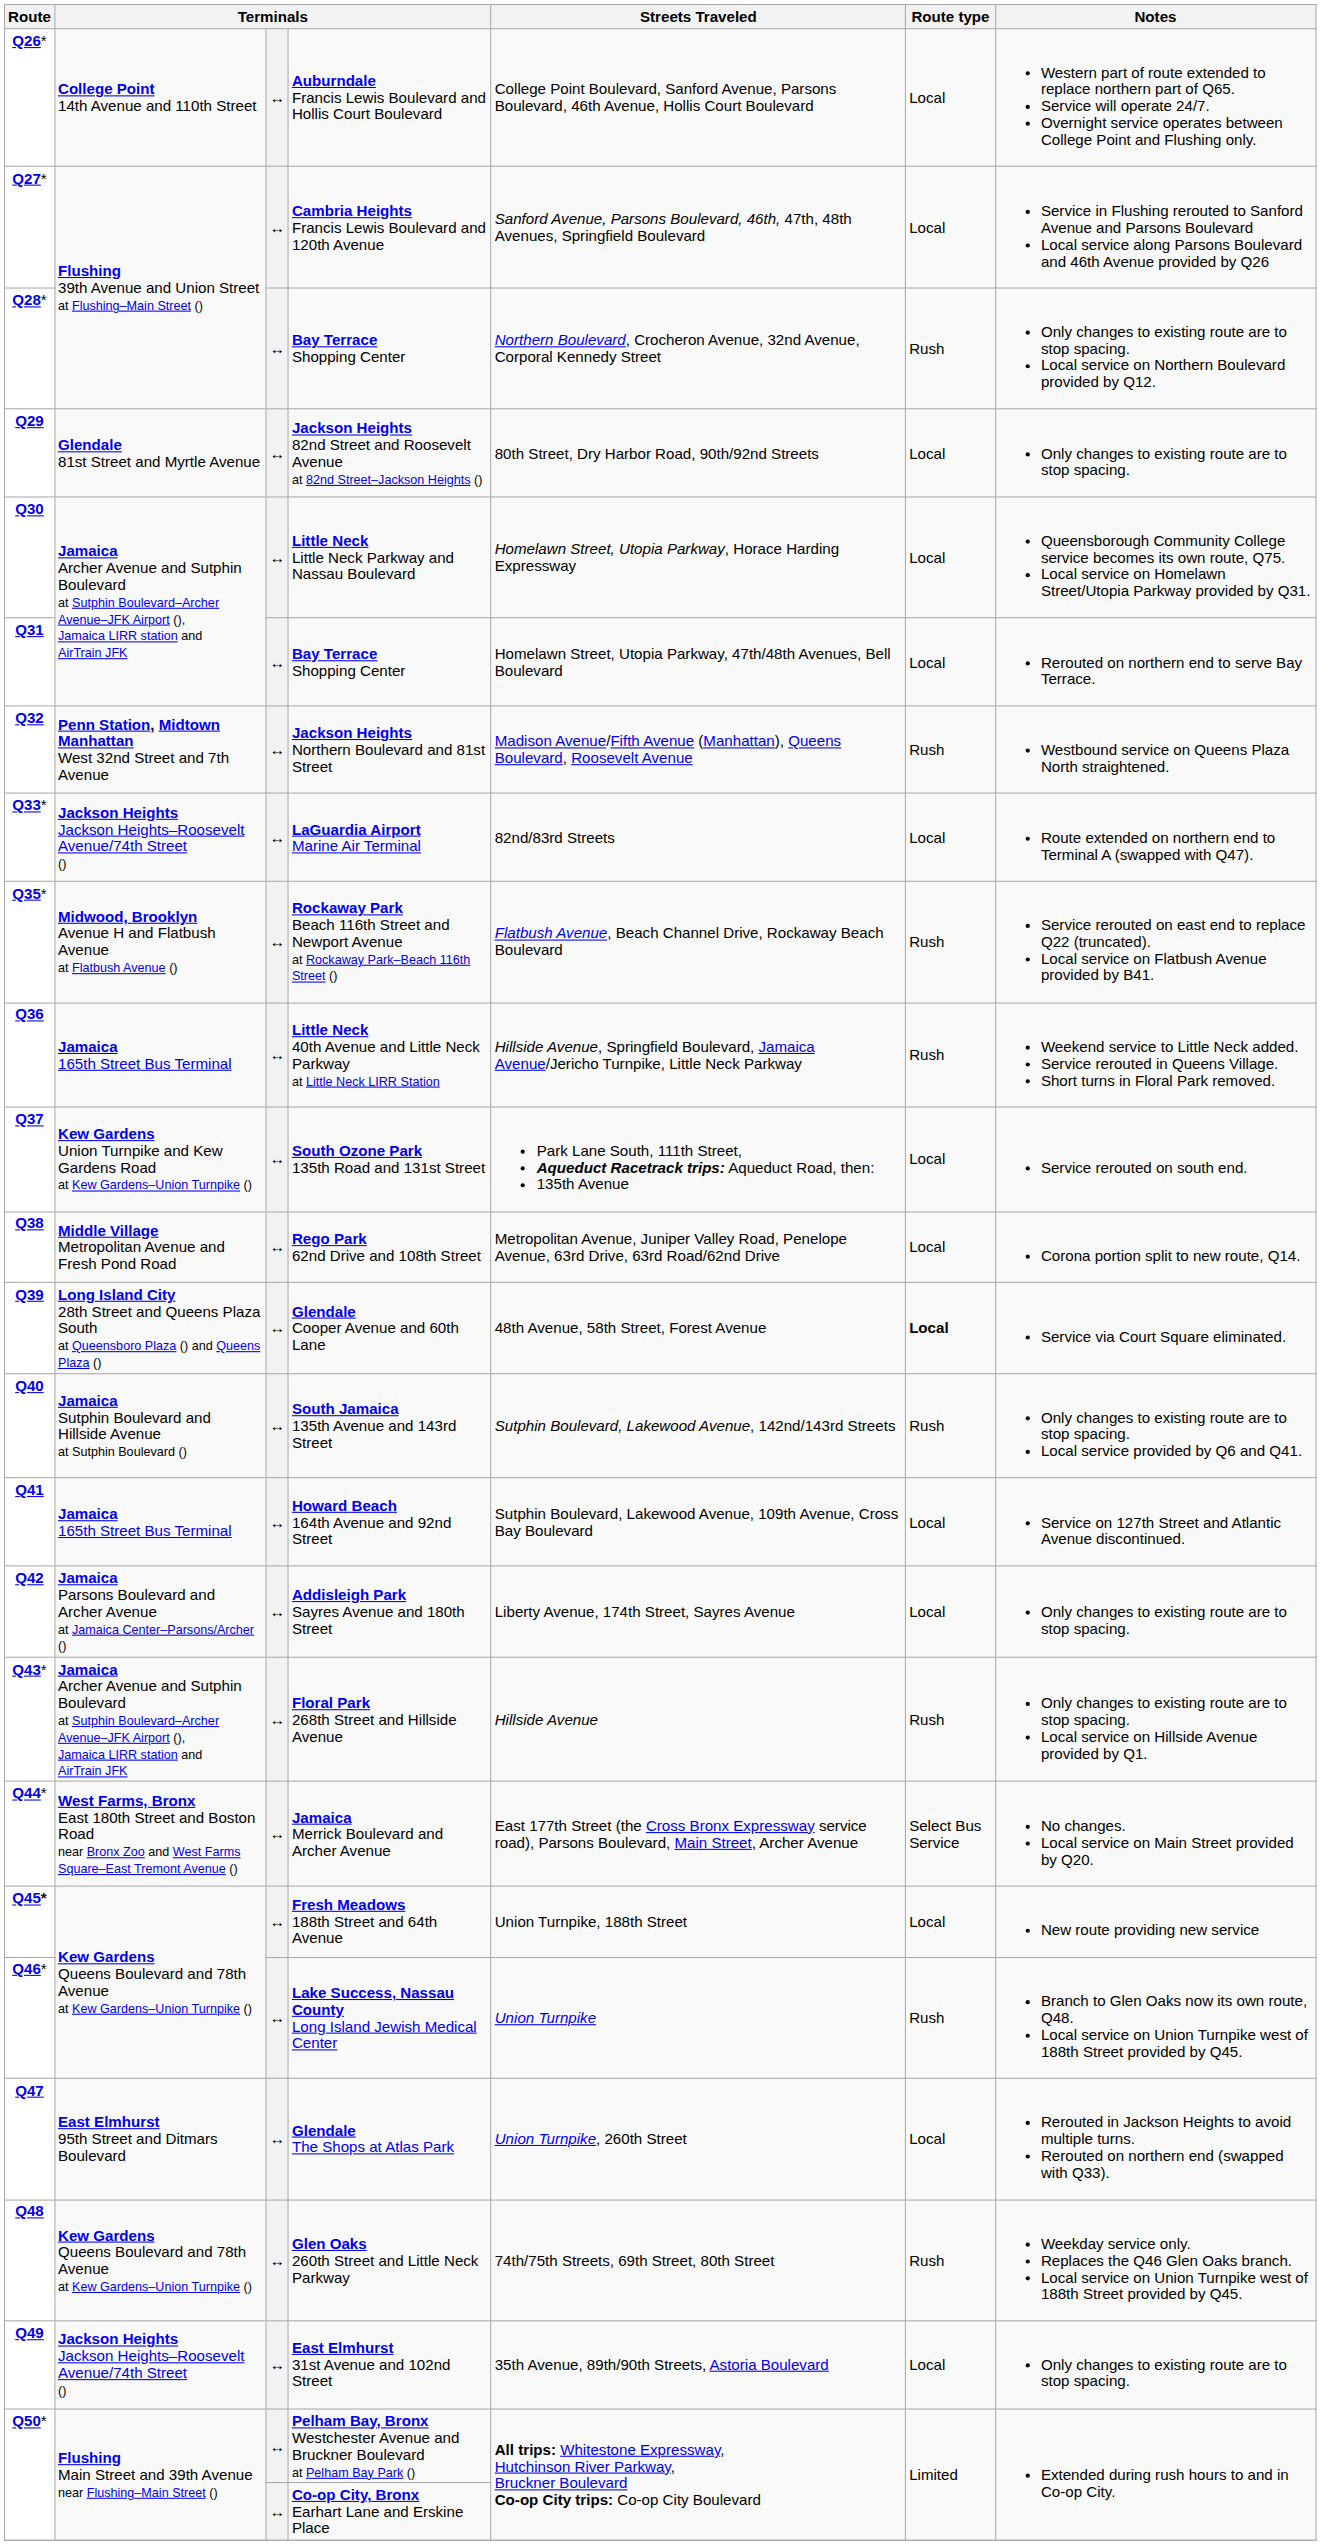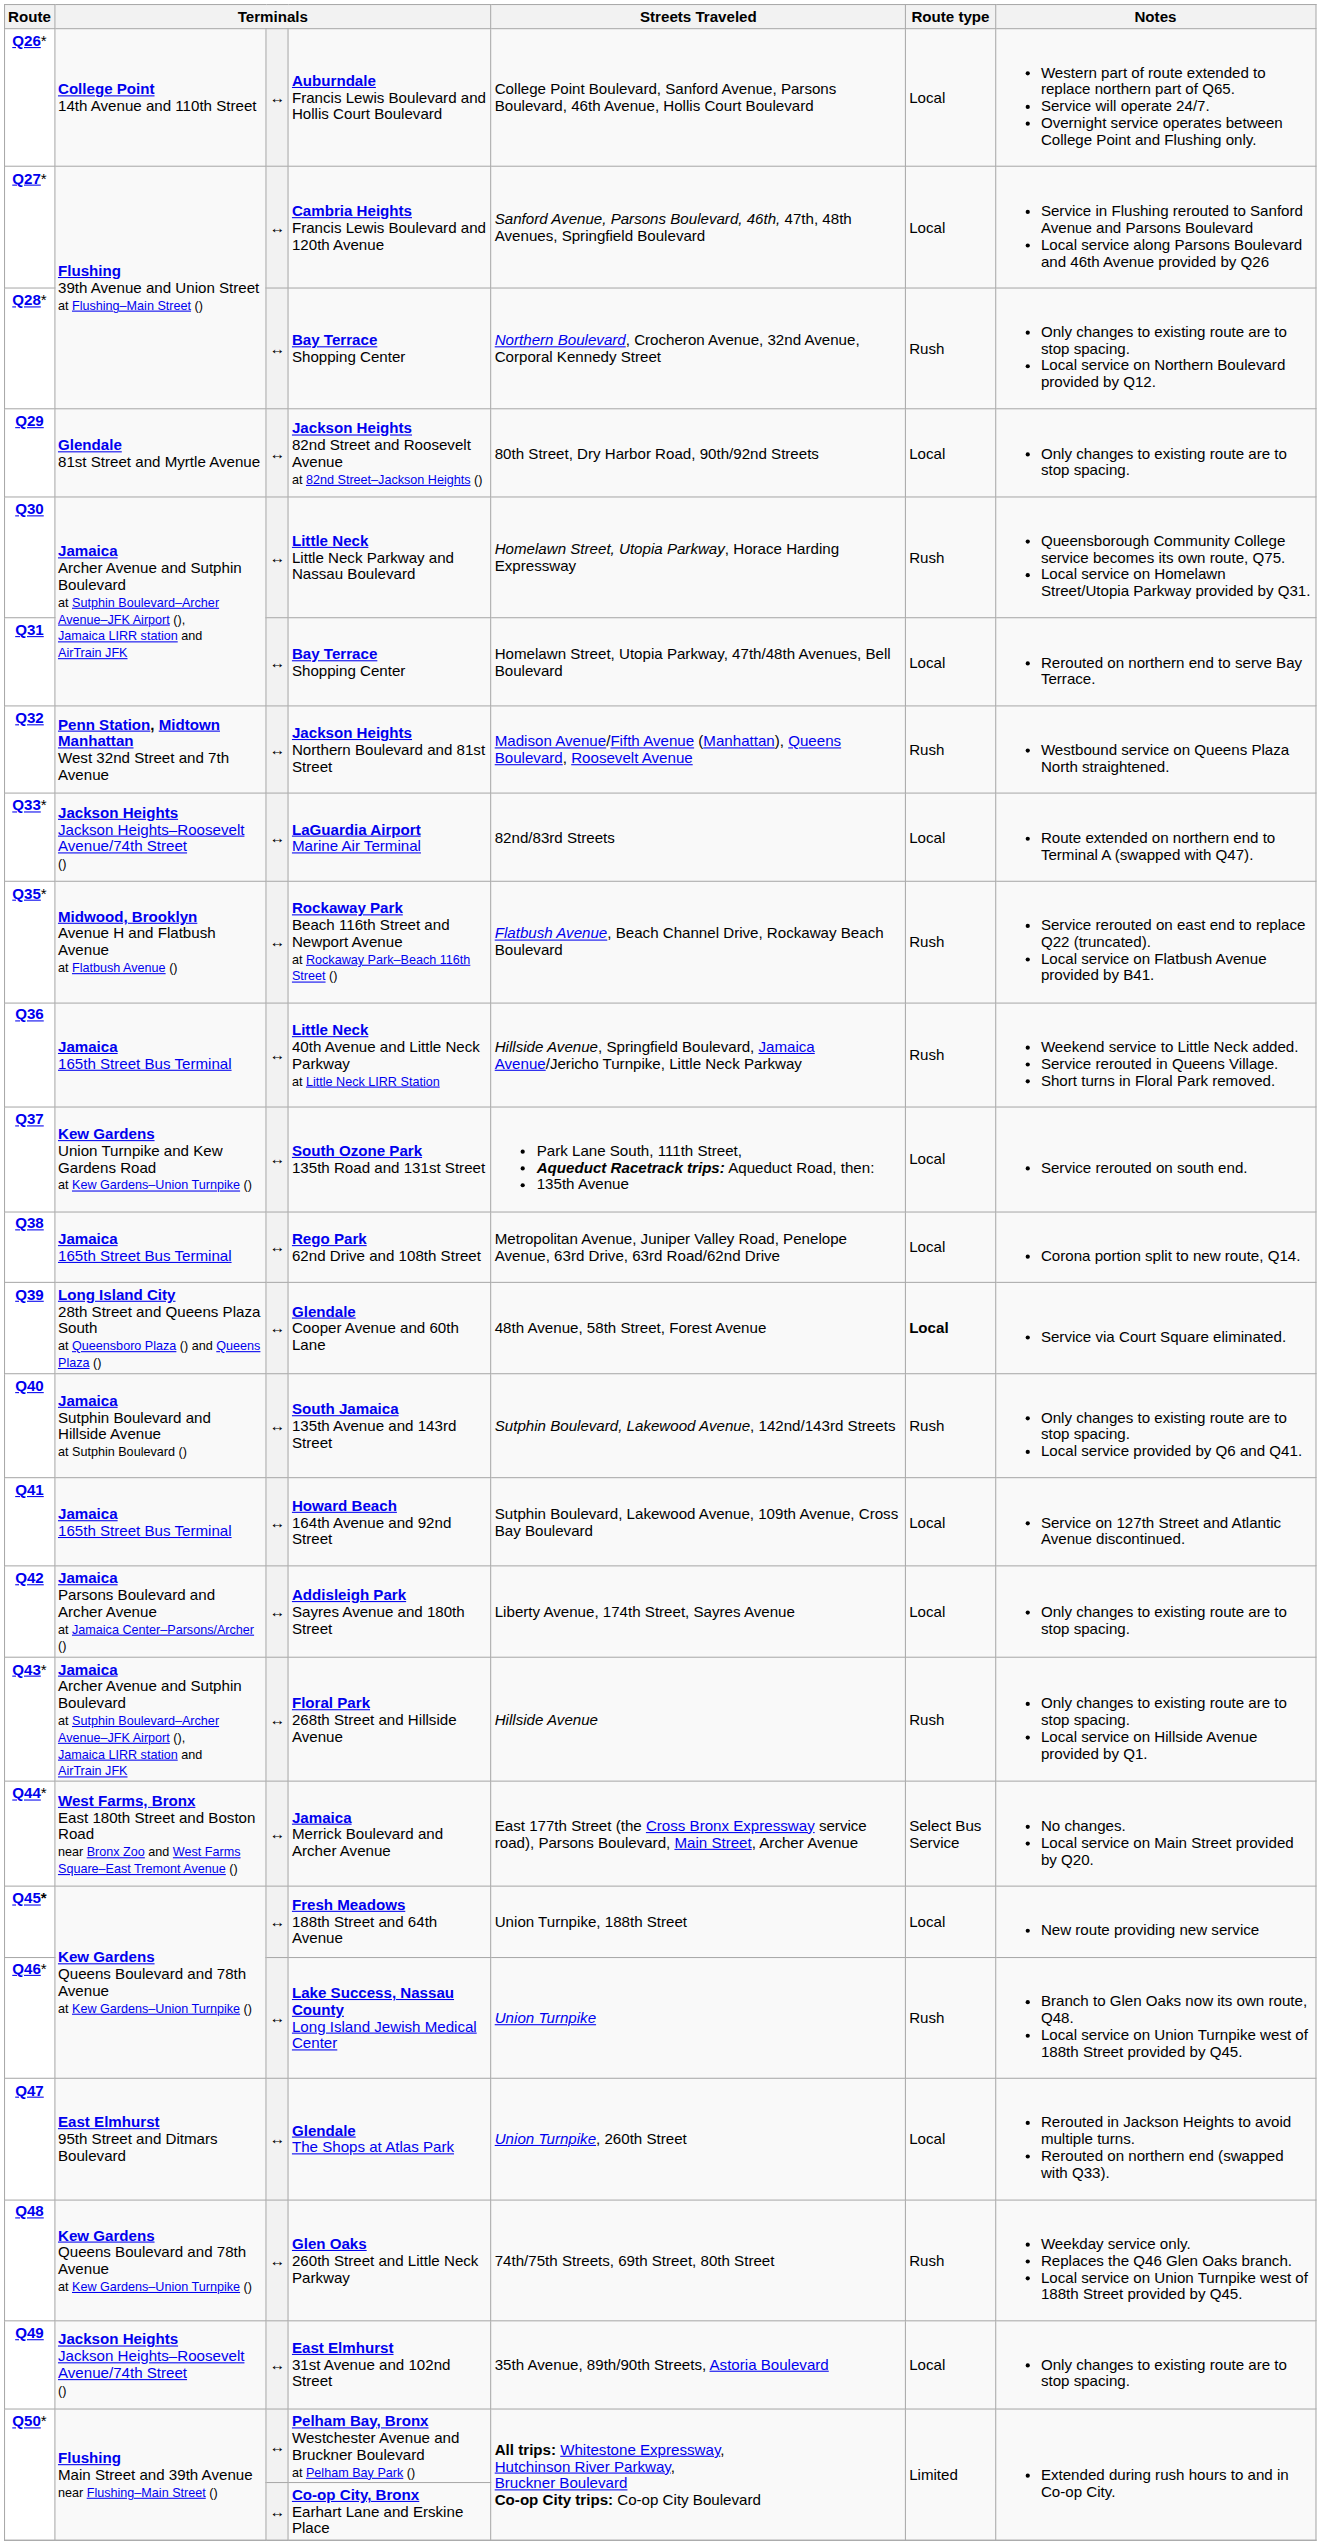(927, 558) Local -> (927, 558) Rush
(141, 1247) Middle Village Metropolitan Avenue and Fresh Pond Road -> (145, 1247) Jamaica 165th Street Bus Terminal
